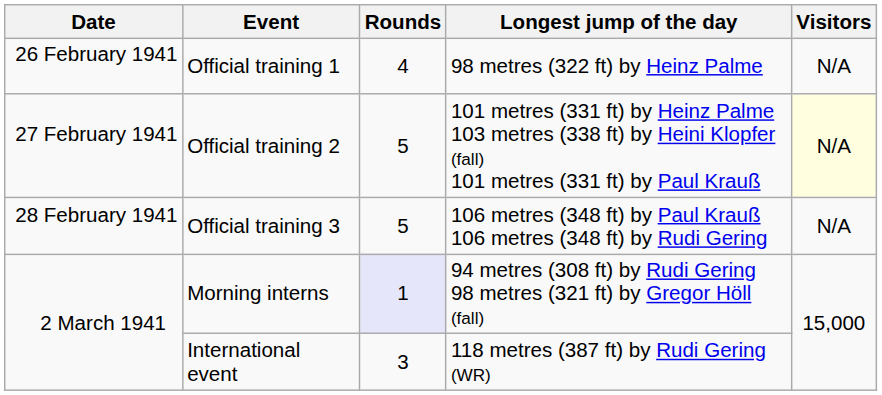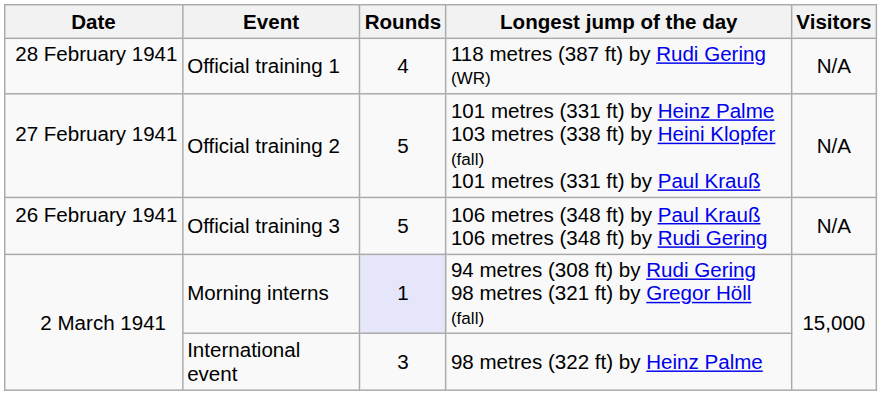(96, 66) 26 February 1941 -> (96, 66) 28 February 1941
(607, 66) 98 metres (322 ft) by Heinz Palme -> (608, 65) 118 metres (387 ft) by Rudi Gering (WR)
(834, 146) lightyellow background -> (834, 146) no background
(96, 226) 28 February 1941 -> (96, 226) 26 February 1941
(608, 361) 118 metres (387 ft) by Rudi Gering (WR) -> (607, 362) 98 metres (322 ft) by Heinz Palme
